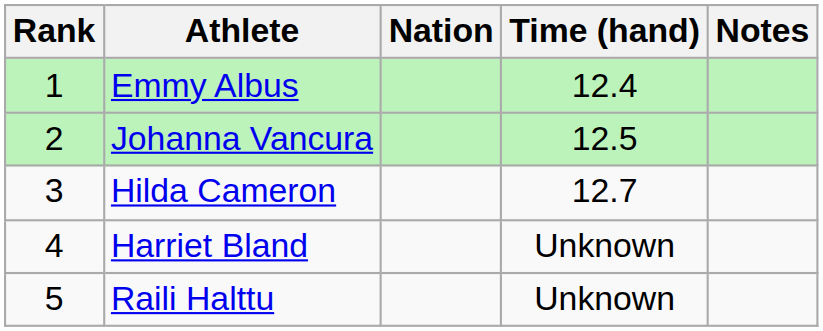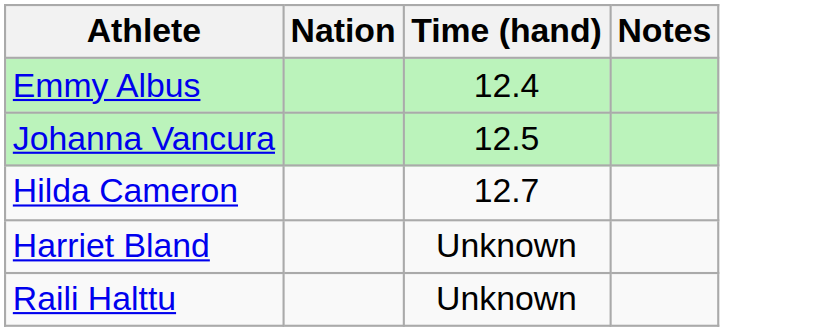- column: (54, 31)
